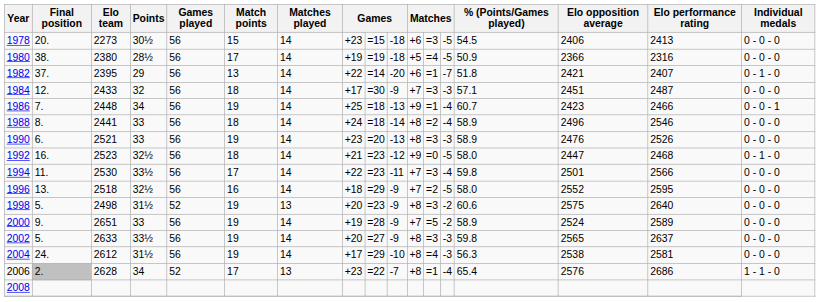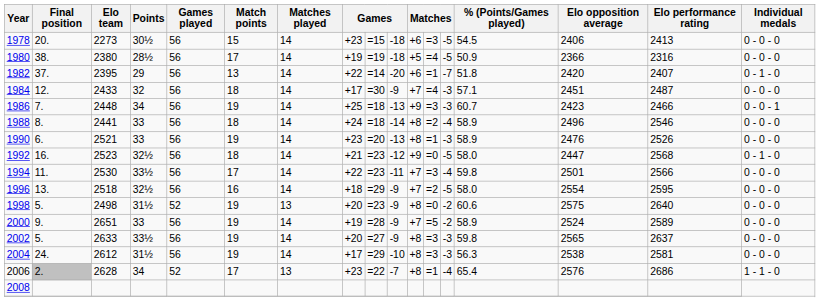(572, 73) 2421 -> (572, 73) 2420
(432, 90) =3 -> (432, 90) =4
(432, 106) =1 -> (432, 106) =3
(447, 106) -4 -> (447, 106) -3
(432, 139) =3 -> (432, 139) =1
(662, 156) 2468 -> (662, 156) 2568
(572, 189) 2552 -> (572, 189) 2554
(432, 205) =3 -> (432, 205) =0
(432, 255) =4 -> (432, 255) =3
